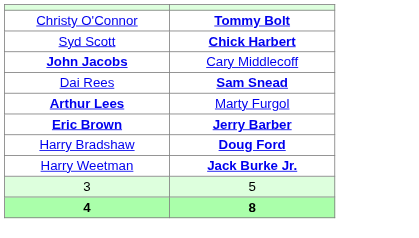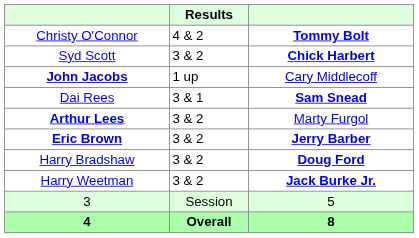+ column: (209, 14)
